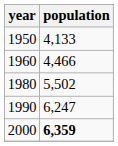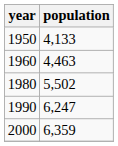(59, 61) 4,466 -> (59, 61) 4,463
(59, 130) bold -> (59, 130) normal
